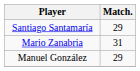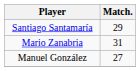(118, 58) 29 -> (118, 58) 27
